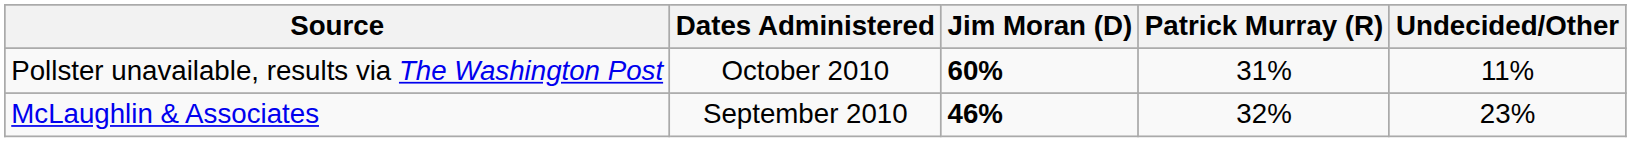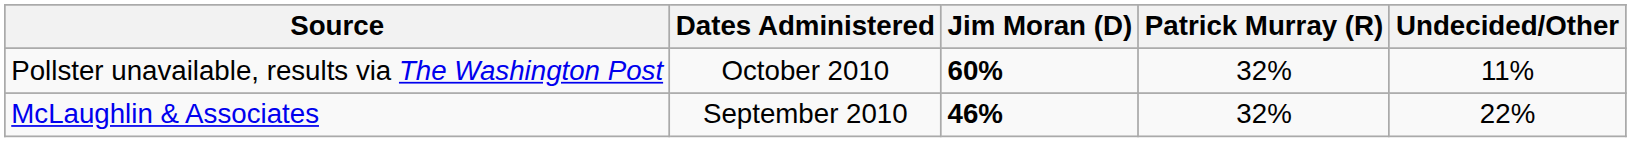(1264, 70) 31% -> (1264, 70) 32%
(1508, 114) 23% -> (1508, 114) 22%
